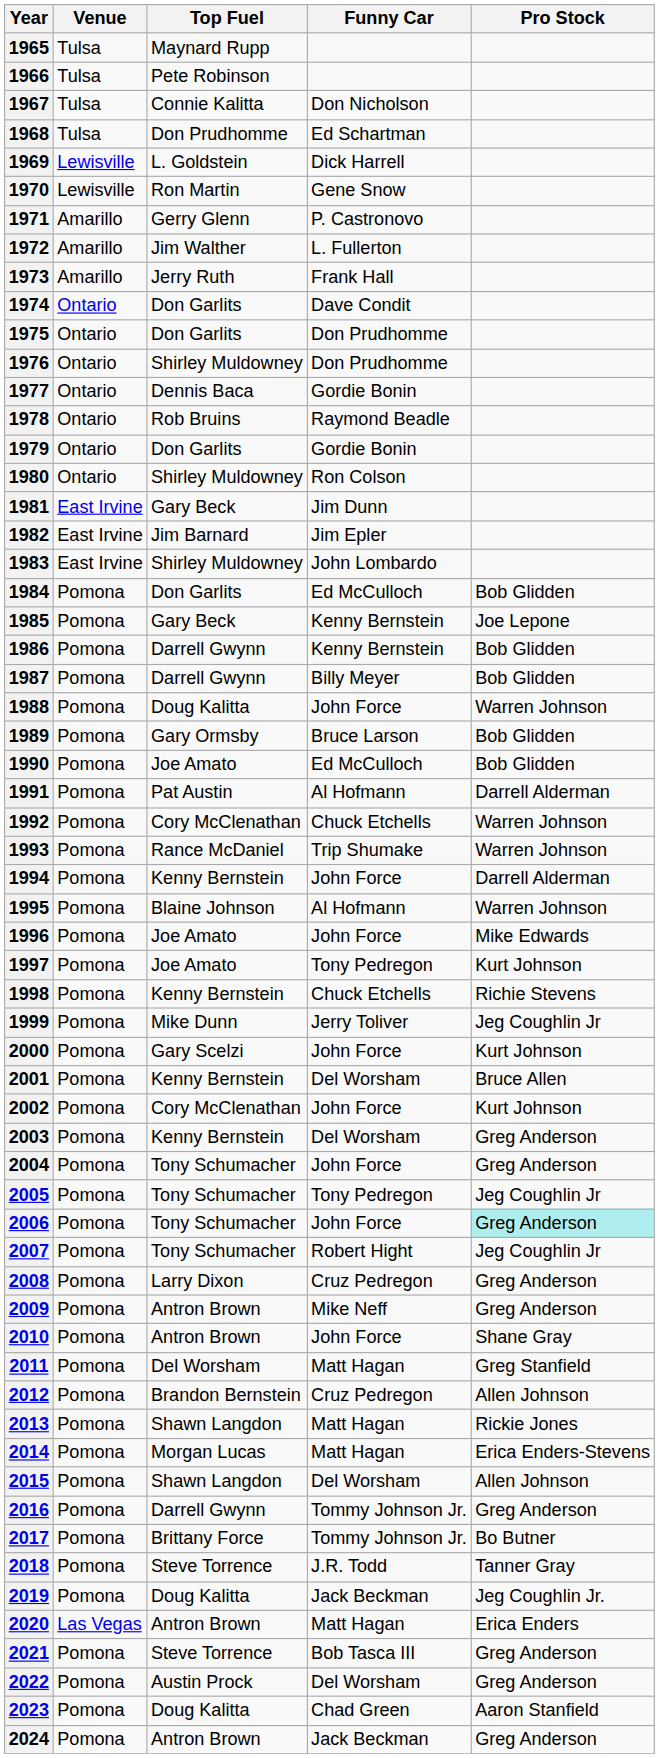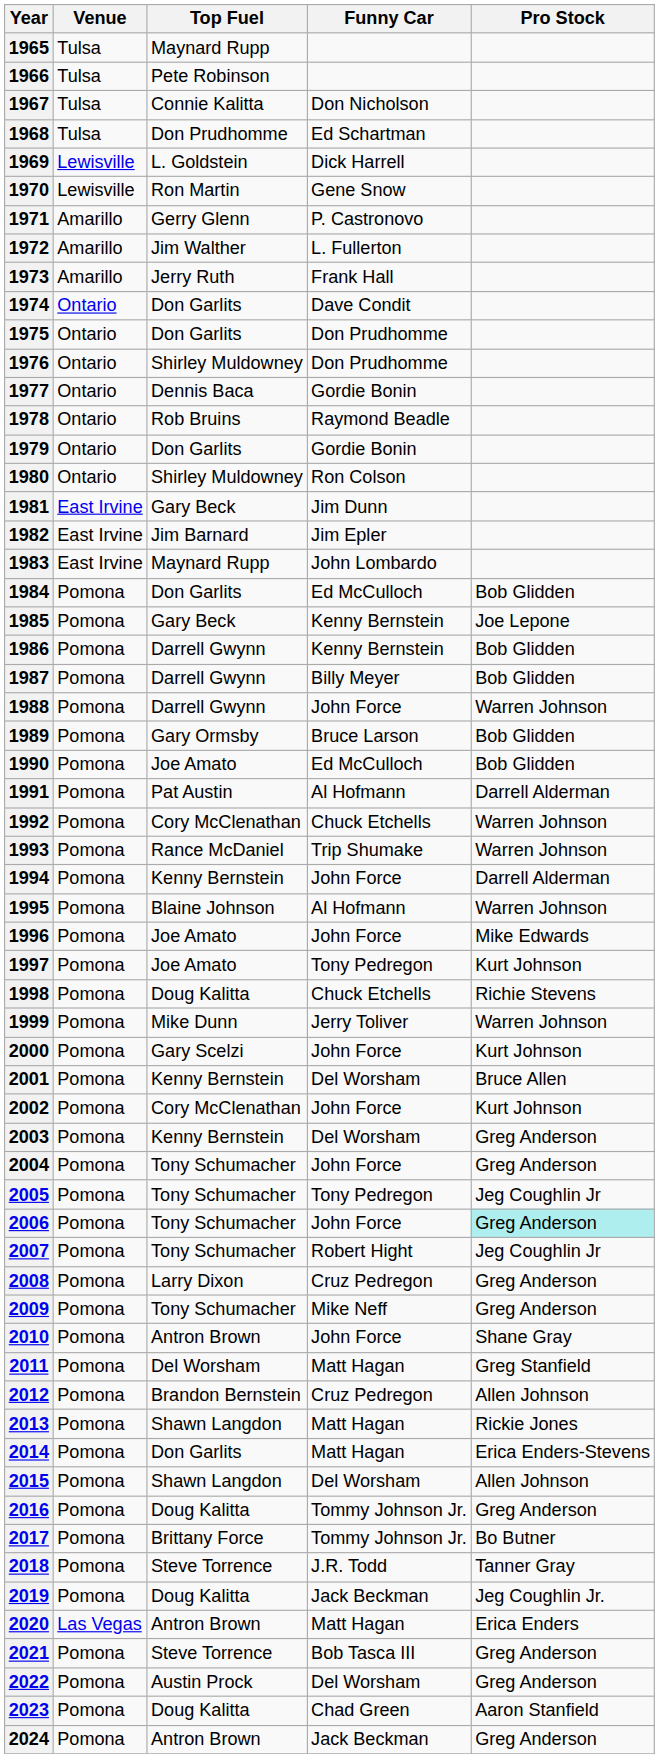(227, 563) Shirley Muldowney -> (210, 563) Maynard Rupp
(200, 707) Doug Kalitta -> (208, 707) Darrell Gwynn
(217, 993) Kenny Bernstein -> (200, 993) Doug Kalitta
(538, 1022) Jeg Coughlin Jr -> (541, 1022) Warren Johnson
(206, 1309) Antron Brown -> (223, 1309) Tony Schumacher
(208, 1452) Morgan Lucas -> (196, 1452) Don Garlits
(208, 1509) Darrell Gwynn -> (200, 1509) Doug Kalitta
